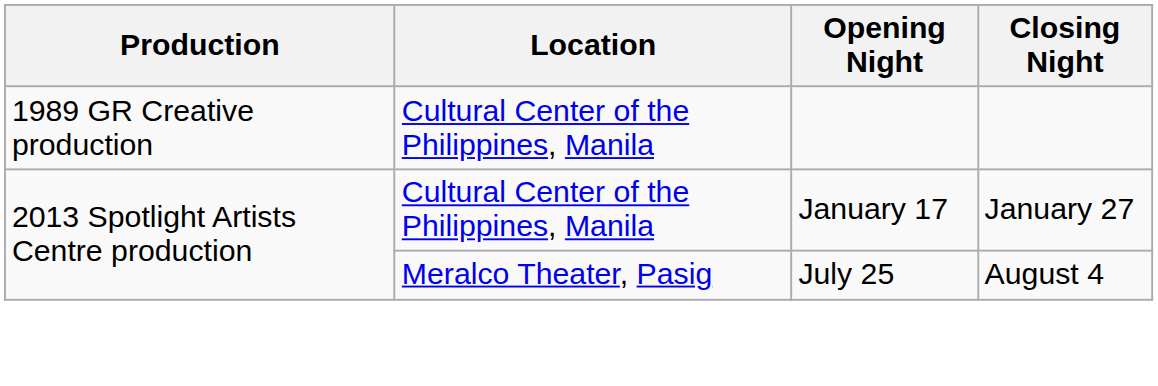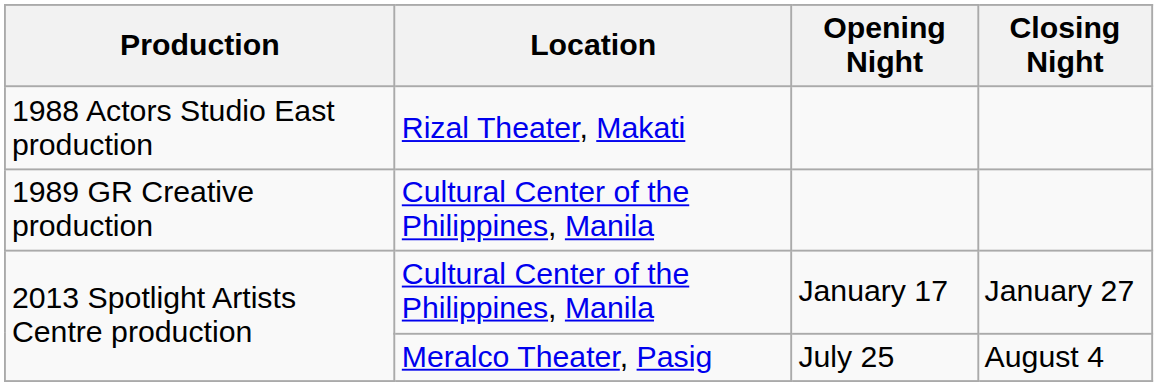+ row: (173, 127)
